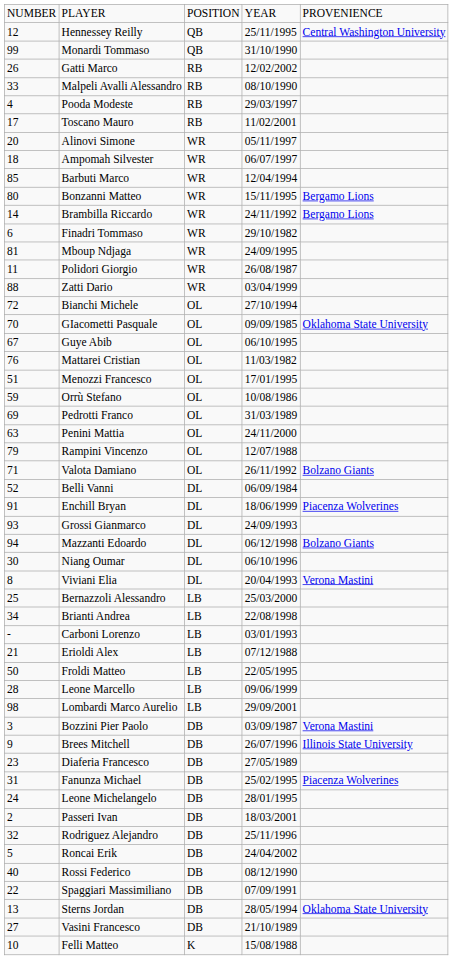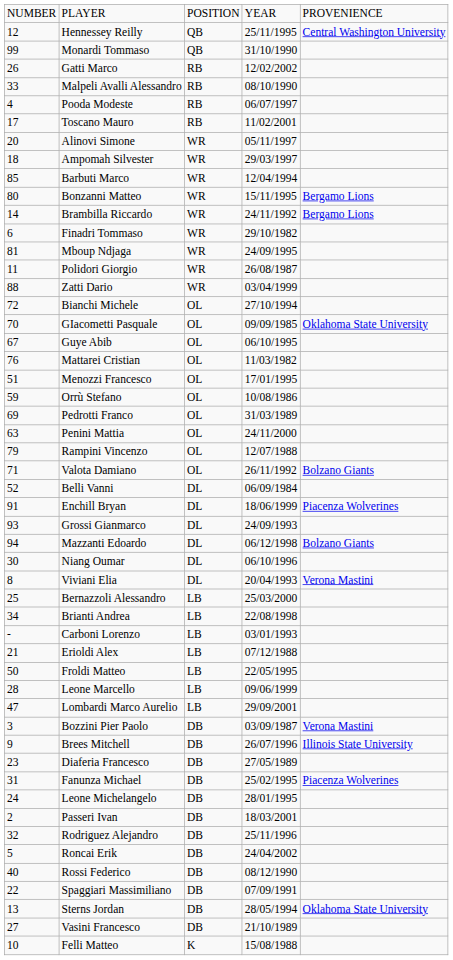(271, 104) 29/03/1997 -> (271, 104) 06/07/1997
(271, 159) 06/07/1997 -> (271, 159) 29/03/1997
(13, 707) 98 -> (13, 707) 47
